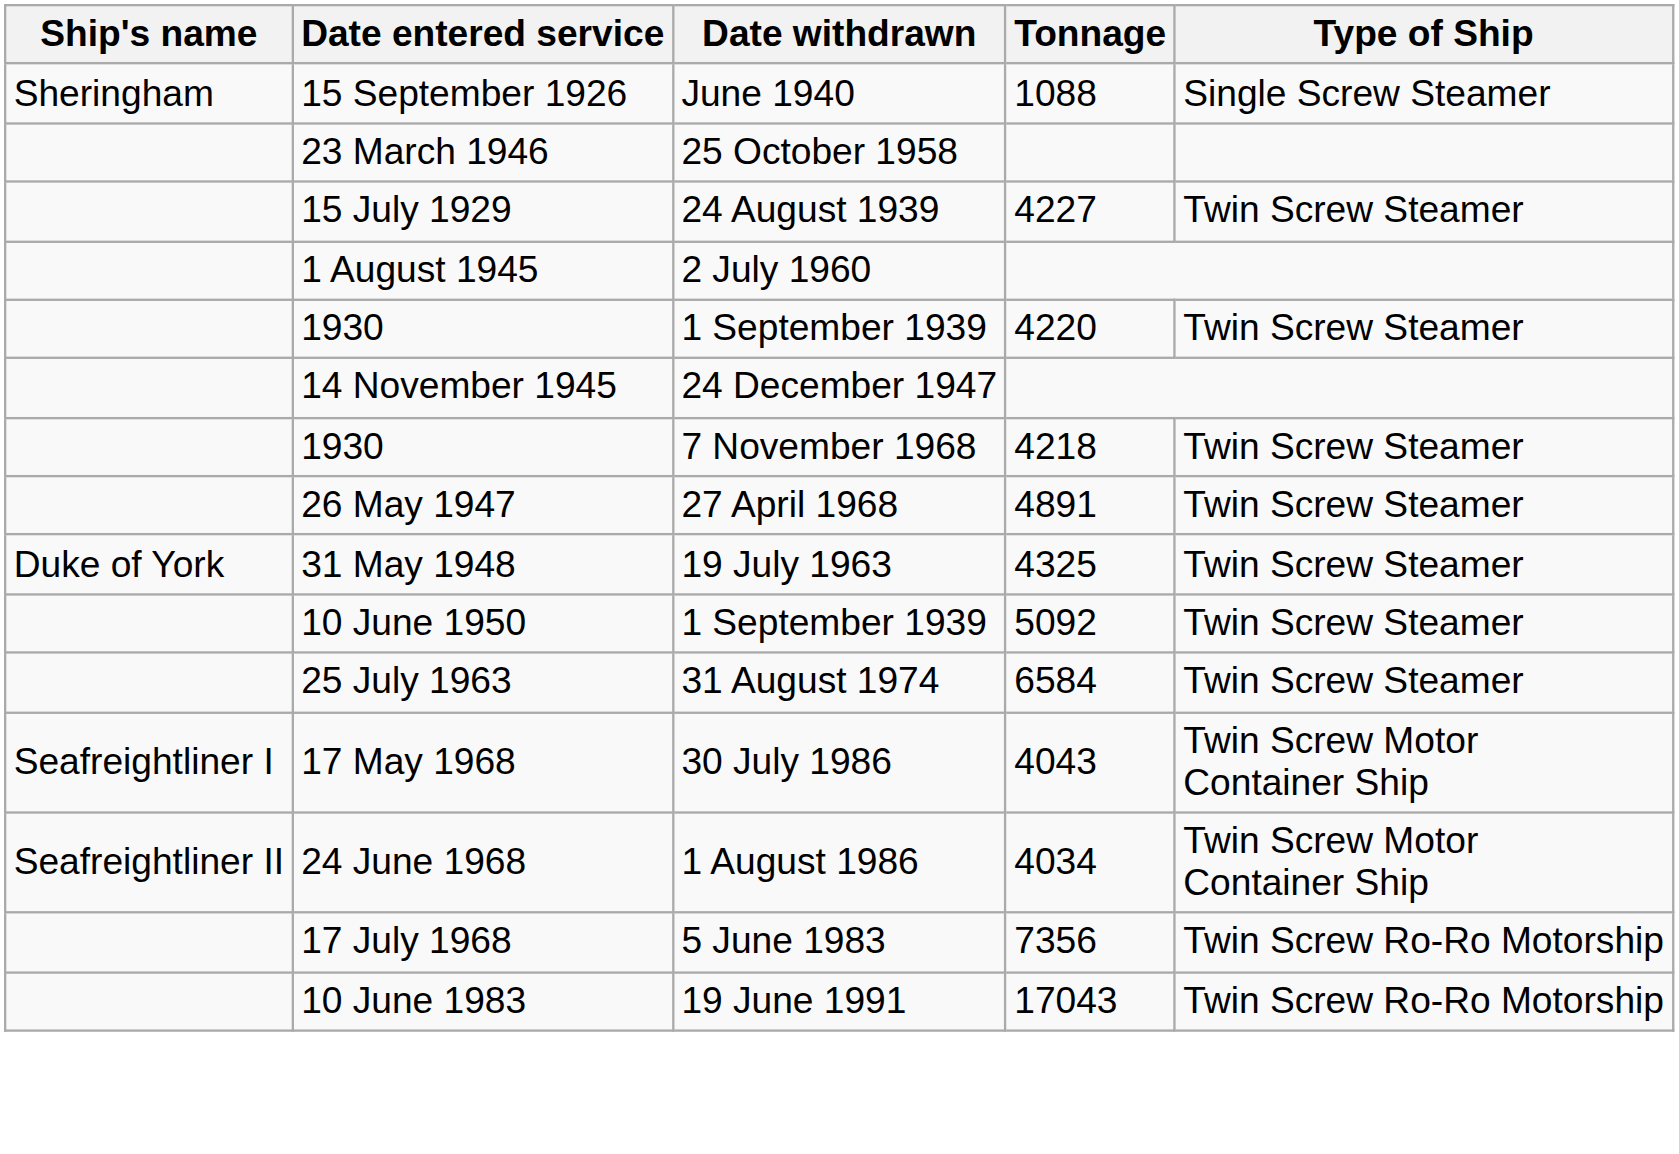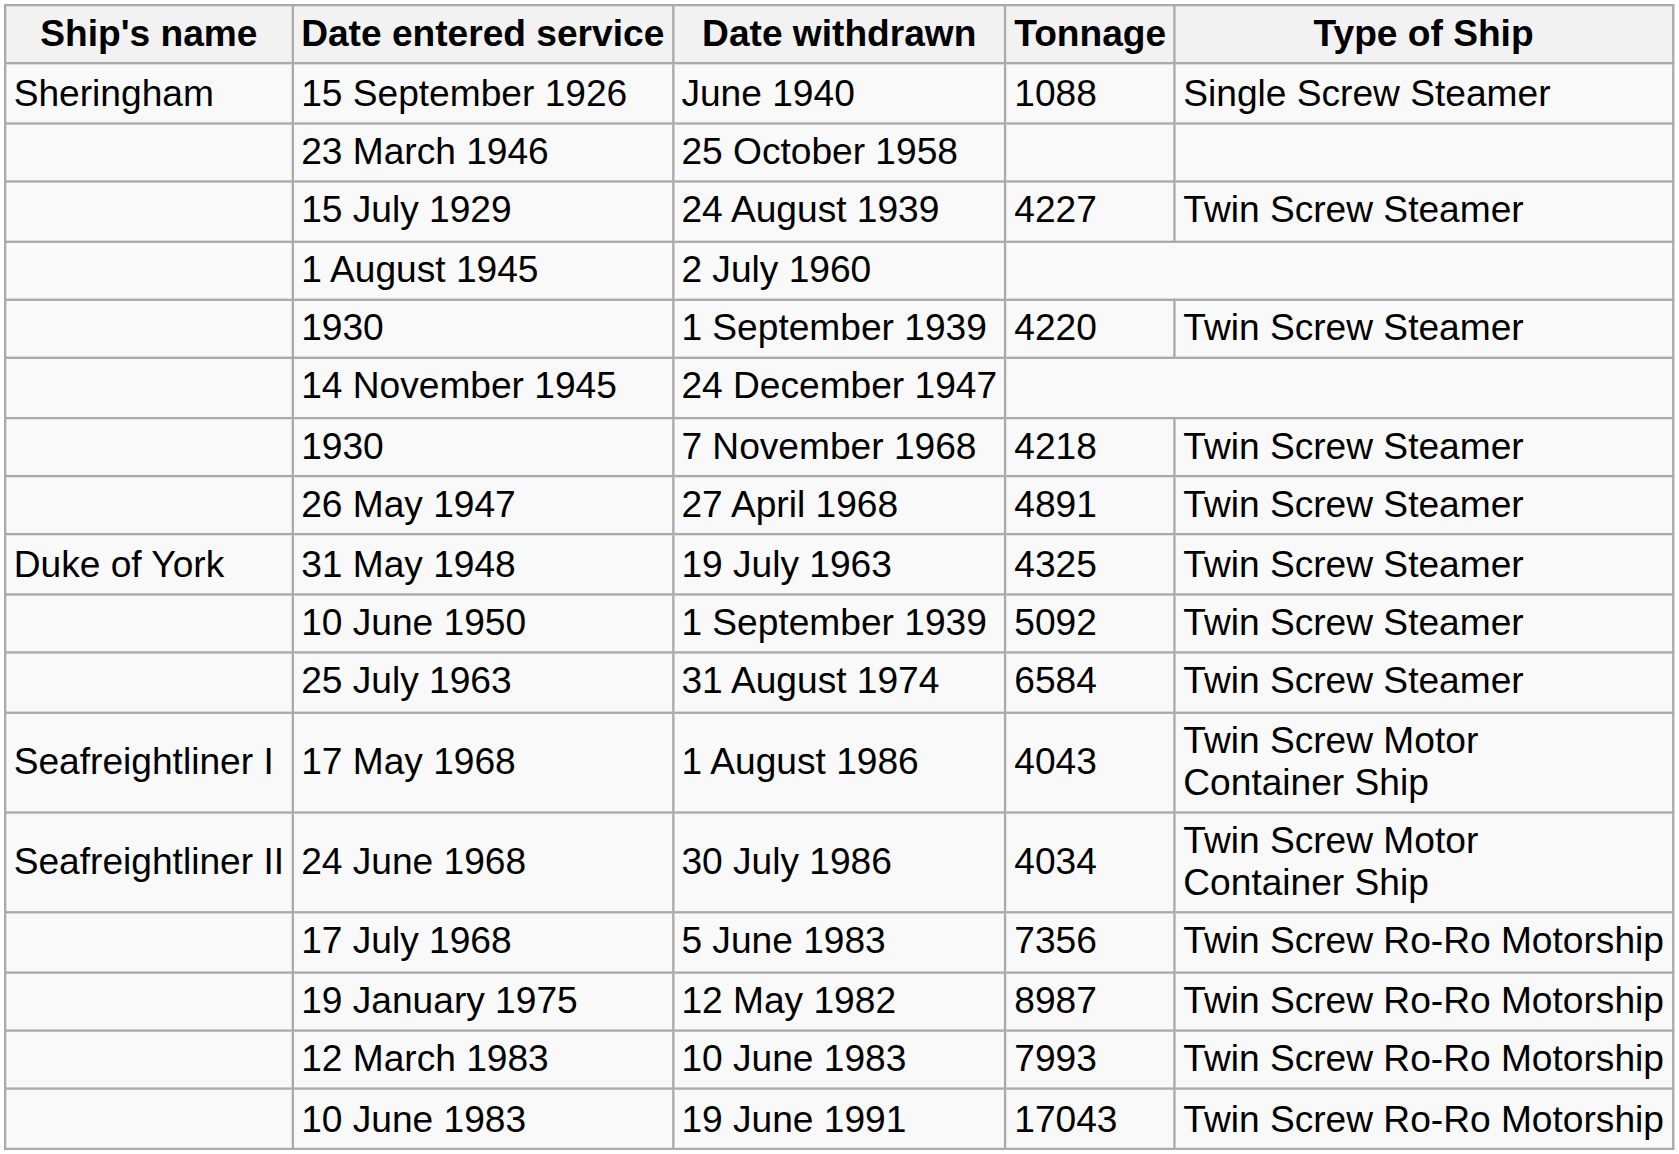(787, 761) 30 July 1986 -> (800, 761) 1 August 1986
(800, 861) 1 August 1986 -> (787, 861) 30 July 1986
+ row: (439, 1000)
+ row: (425, 1059)
